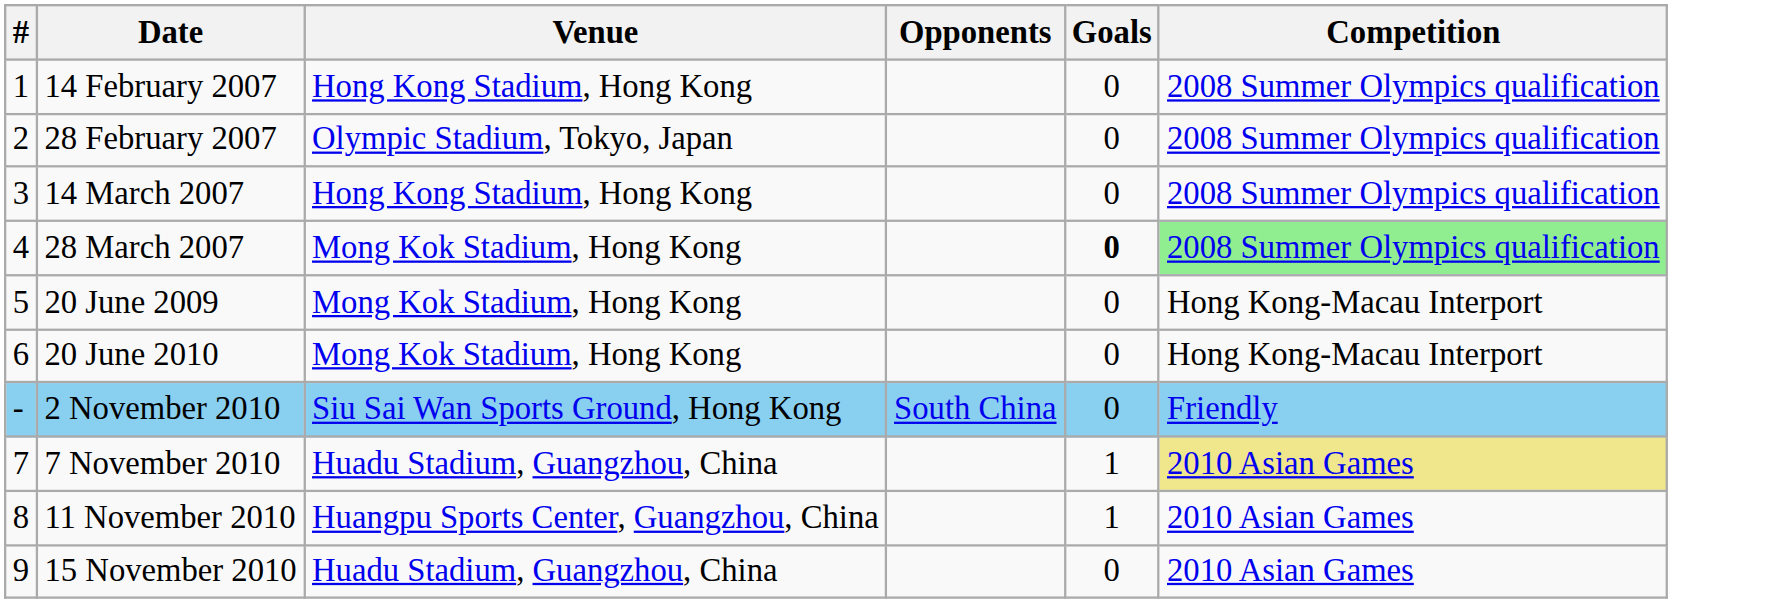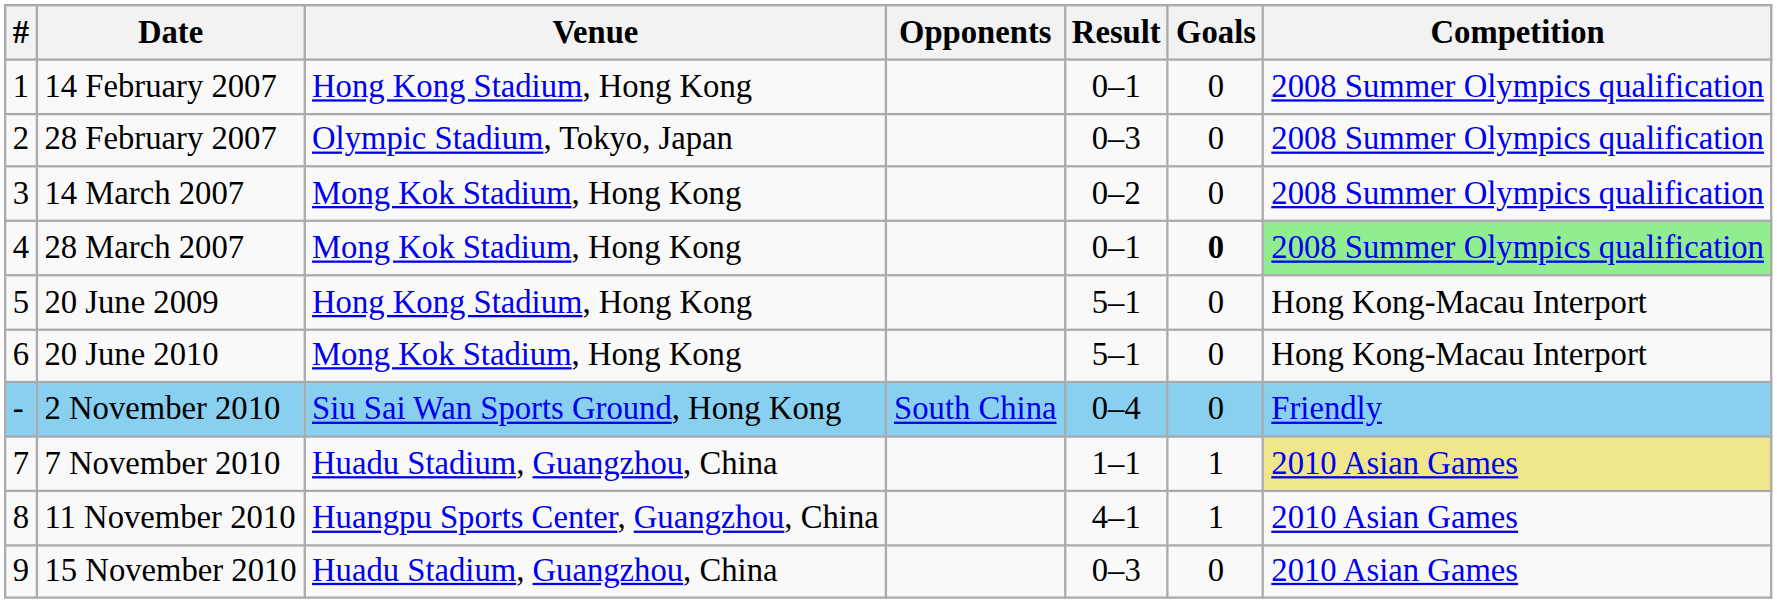+ column: (1116, 31)
(532, 193) Hong Kong Stadium, Hong Kong -> (527, 193) Mong Kok Stadium, Hong Kong
(527, 301) Mong Kok Stadium, Hong Kong -> (532, 301) Hong Kong Stadium, Hong Kong
